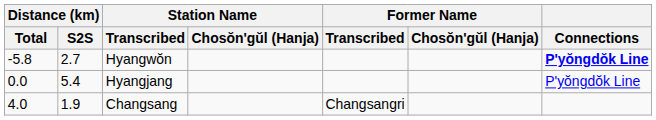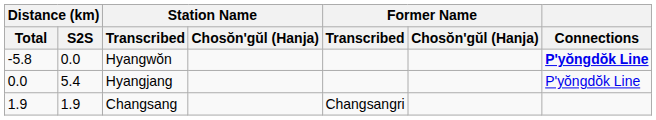(71, 60) 2.7 -> (71, 60) 0.0
(17, 104) 4.0 -> (17, 104) 1.9
